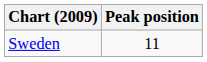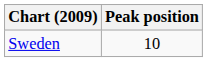(152, 43) 11 -> (152, 43) 10
